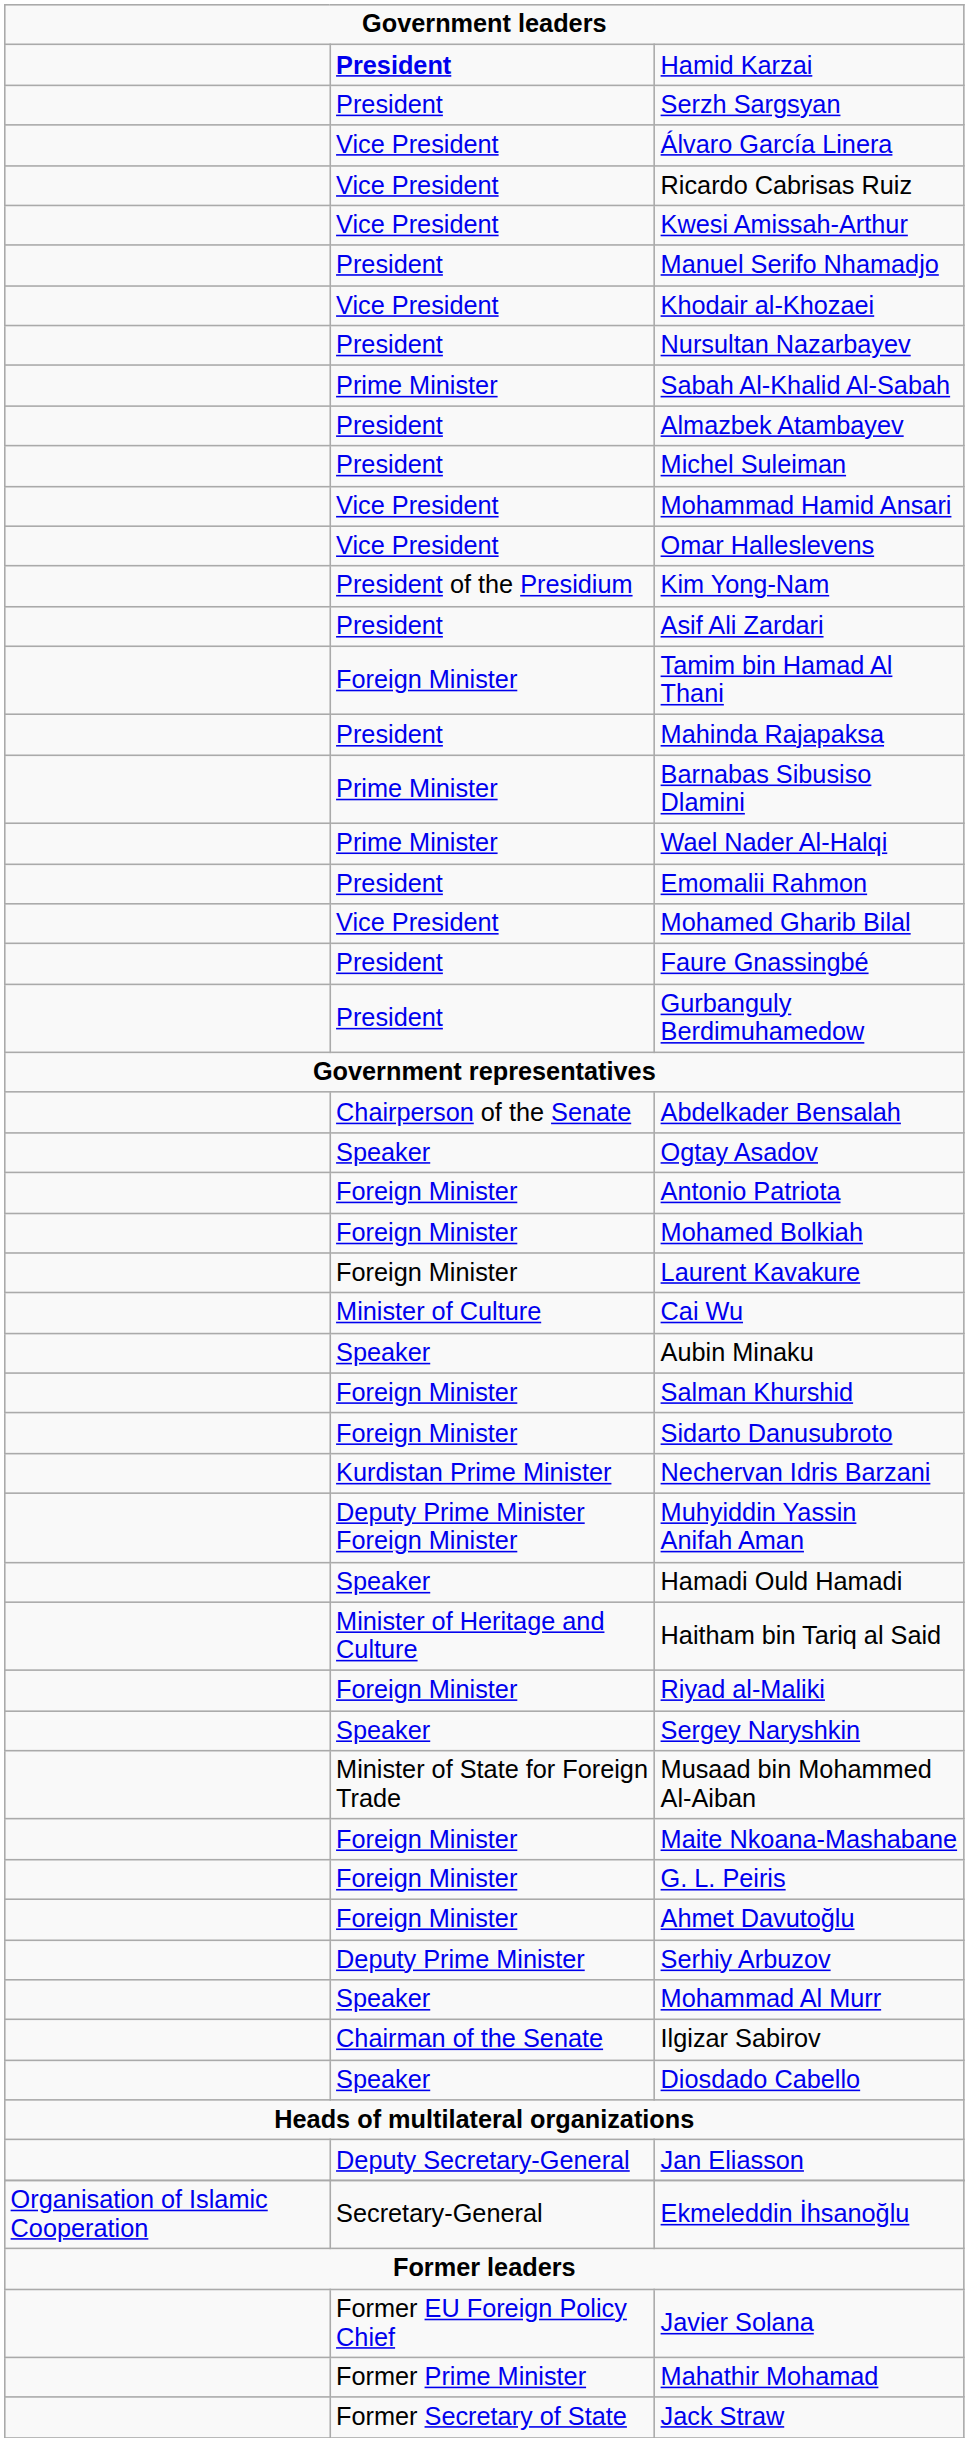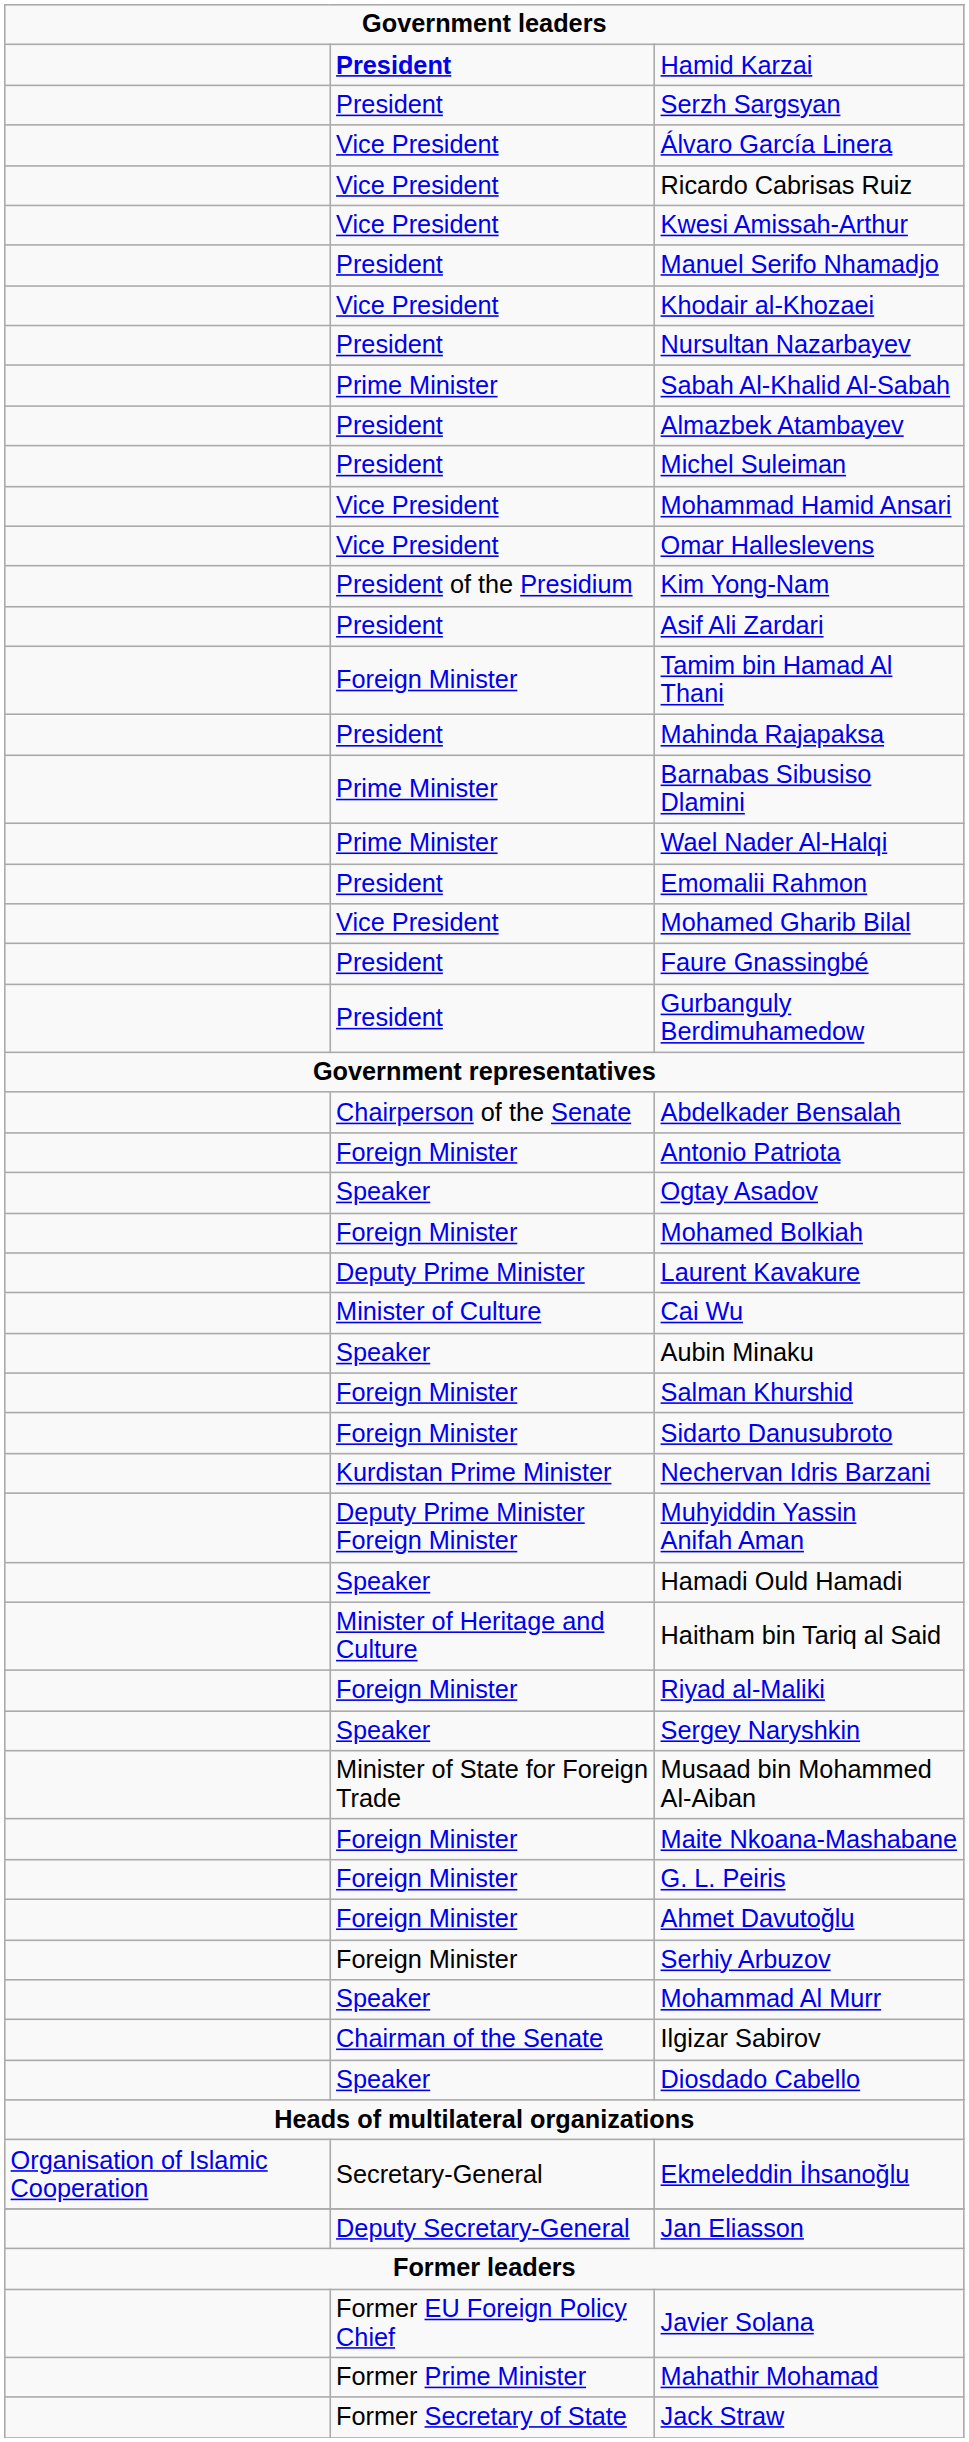rows swapped: (739, 1152) <-> (751, 1192)
(427, 1272) Foreign Minister -> (460, 1272) Deputy Prime Minister
(460, 1959) Deputy Prime Minister -> (427, 1959) Foreign Minister
rows swapped: (785, 2214) <-> (732, 2159)
